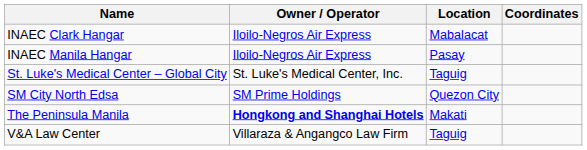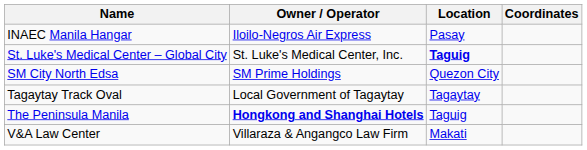- row: (66, 34)
(448, 74) normal -> (450, 54) bold
+ row: (65, 94)
(448, 114) Makati -> (448, 114) Taguig
(448, 134) Taguig -> (448, 134) Makati
